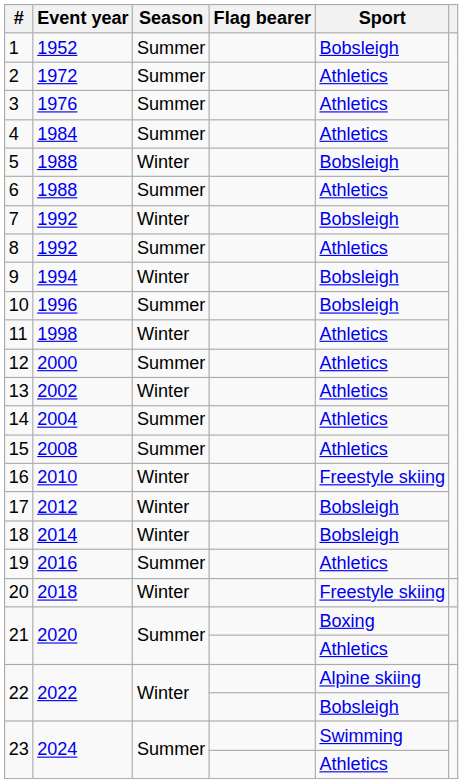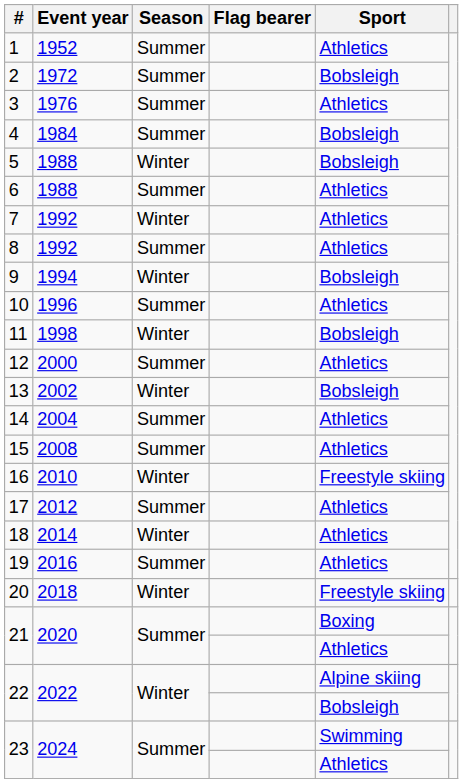(359, 47) Bobsleigh -> (354, 47) Athletics
(354, 76) Athletics -> (359, 76) Bobsleigh
(354, 133) Athletics -> (359, 133) Bobsleigh
(359, 219) Bobsleigh -> (354, 219) Athletics
(359, 305) Bobsleigh -> (354, 305) Athletics
(354, 334) Athletics -> (359, 334) Bobsleigh
(354, 391) Athletics -> (359, 391) Bobsleigh
(163, 506) Winter -> (171, 506) Summer
(359, 506) Bobsleigh -> (354, 506) Athletics
(359, 534) Bobsleigh -> (354, 534) Athletics
